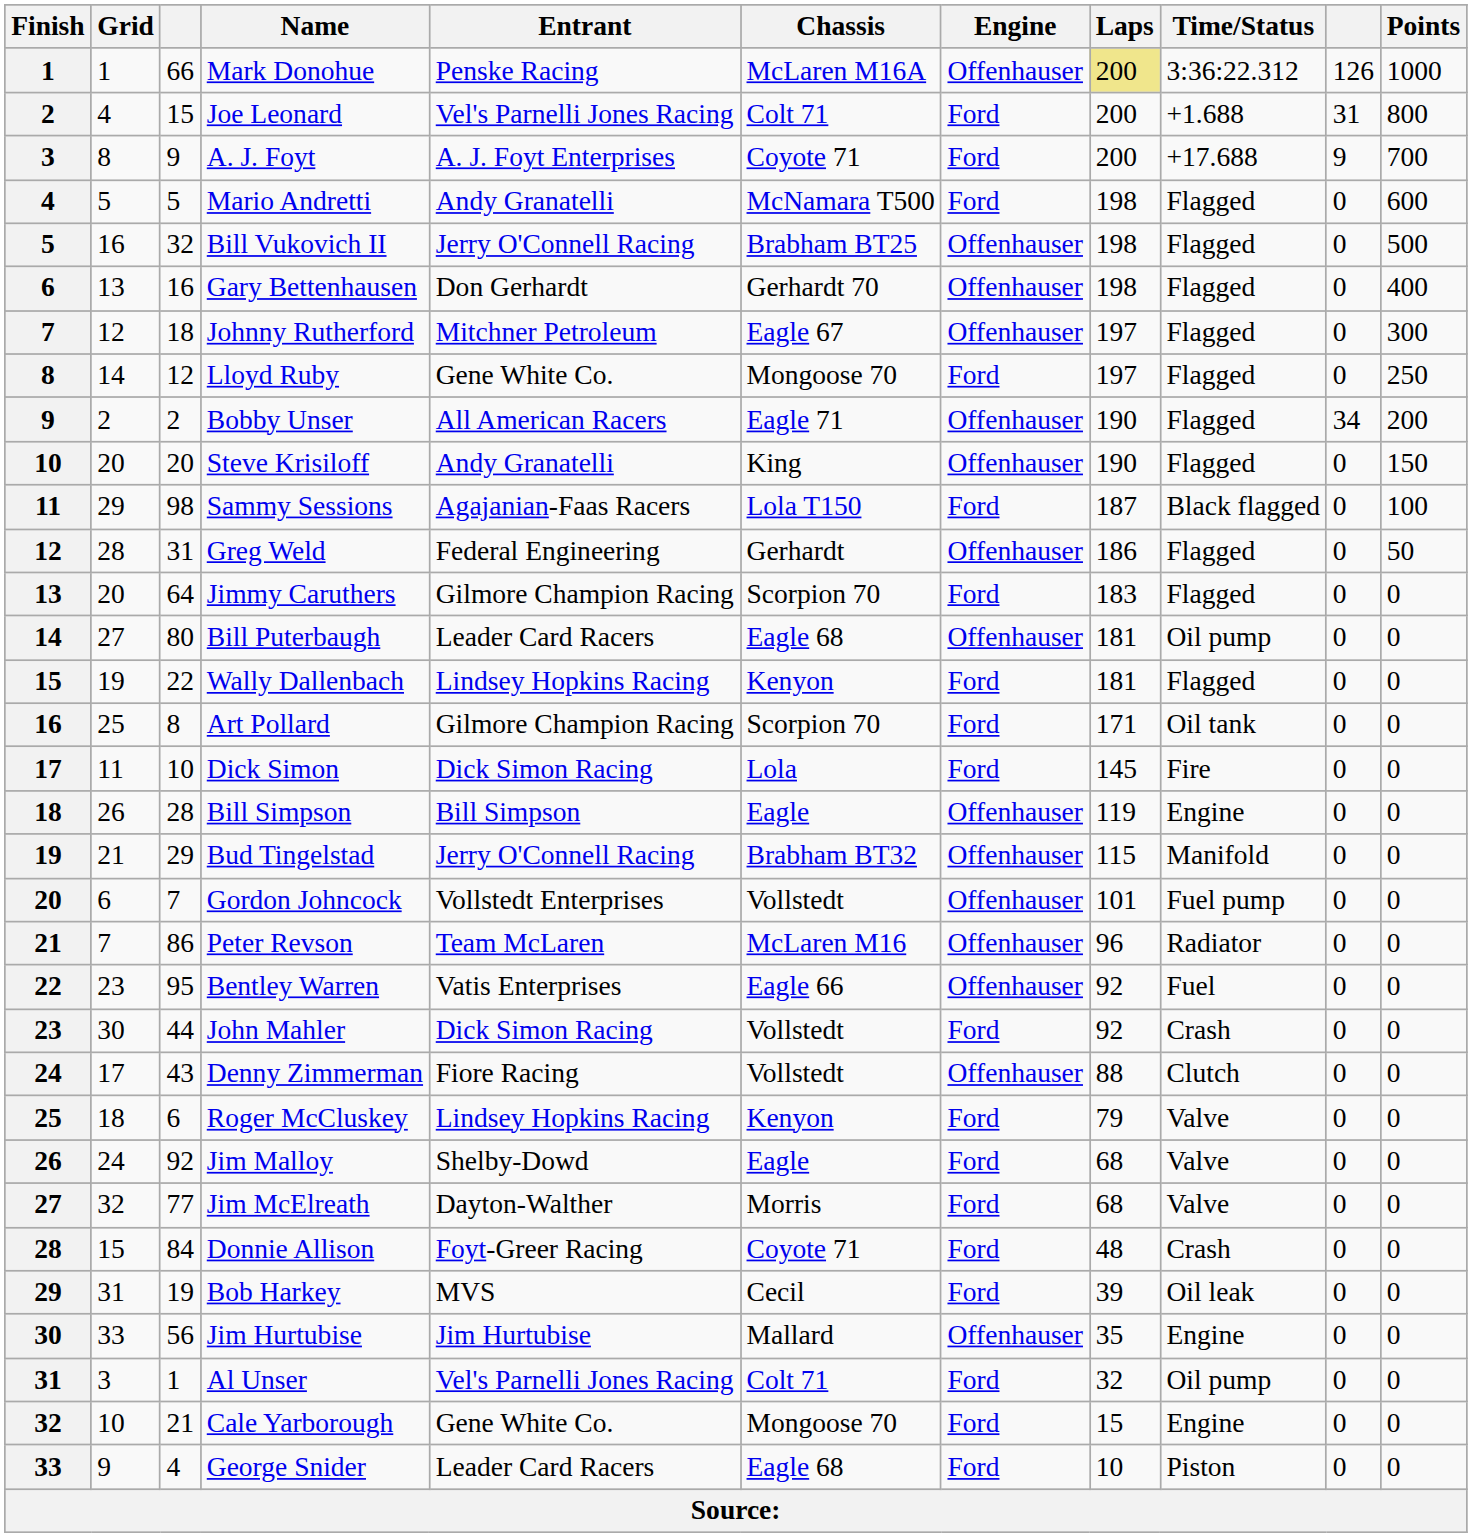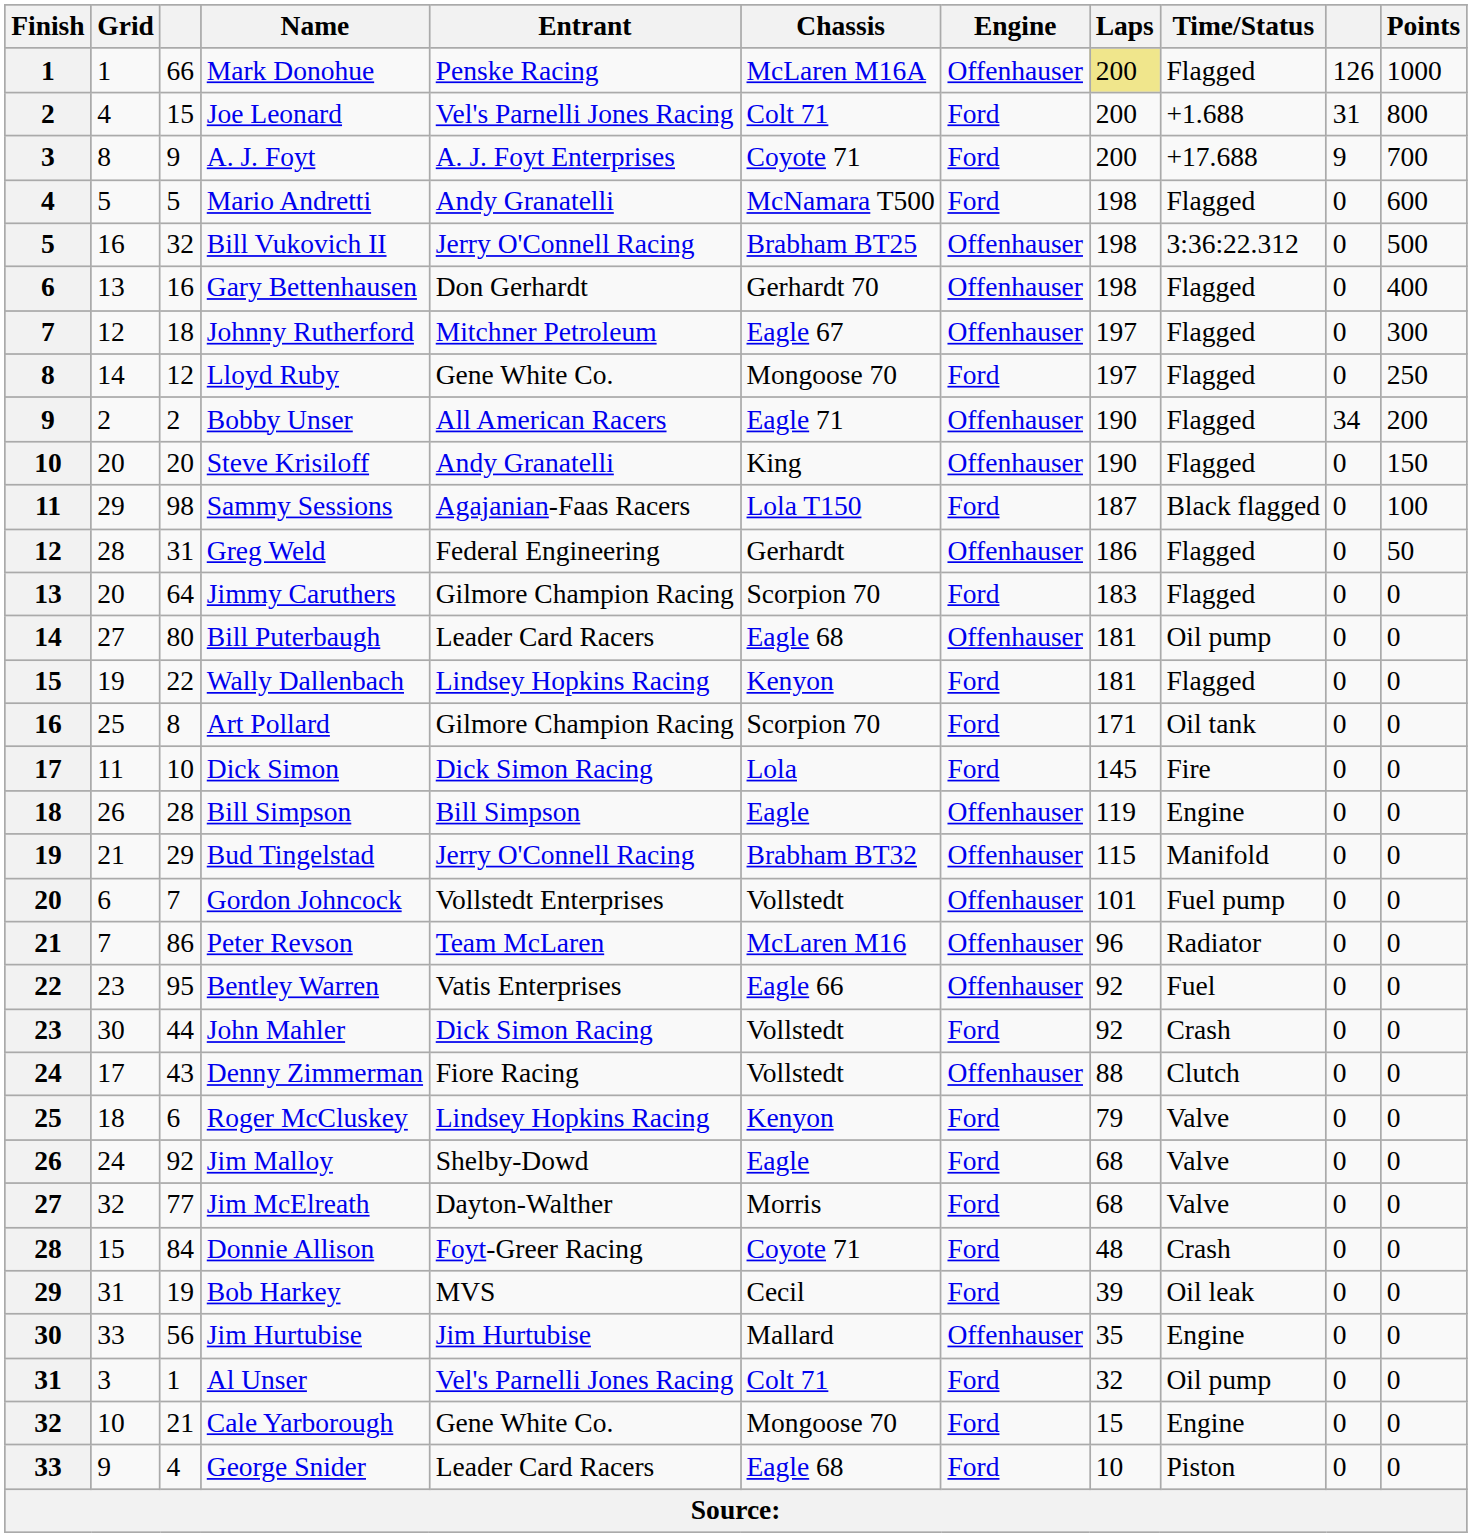(1233, 69) 3:36:22.312 -> (1211, 69) Flagged
(1211, 244) Flagged -> (1233, 244) 3:36:22.312
